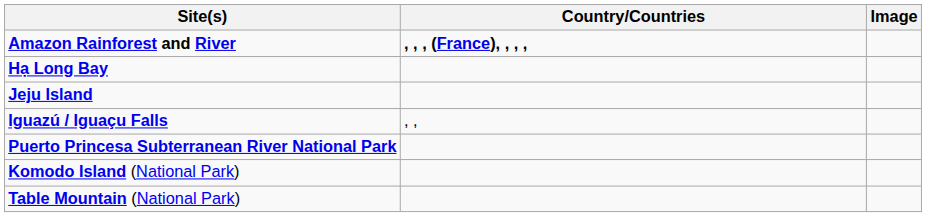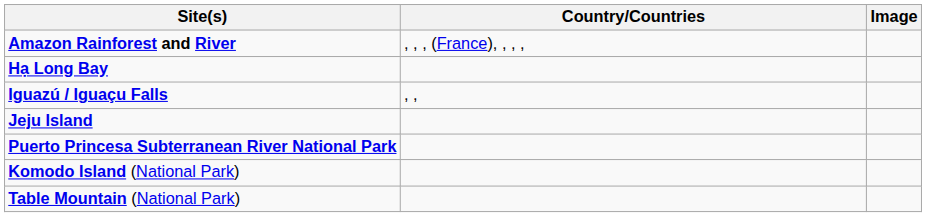(466, 43) bold -> (464, 43) normal
rows swapped: (50, 95) <-> (88, 120)
